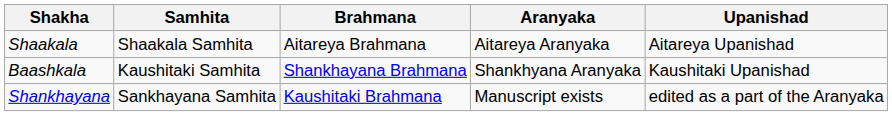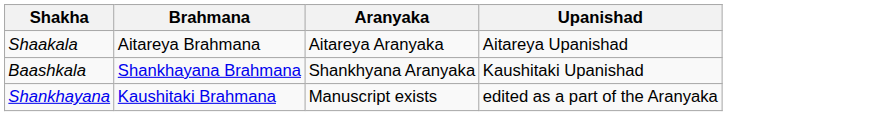- column: (197, 17)
